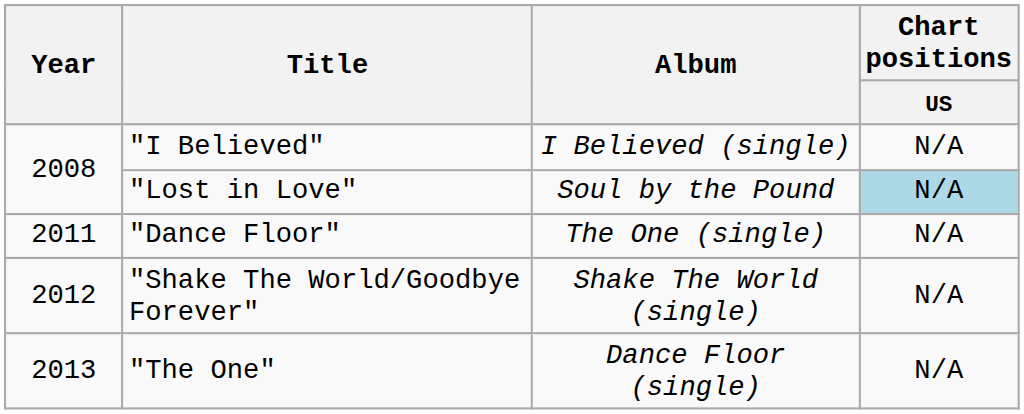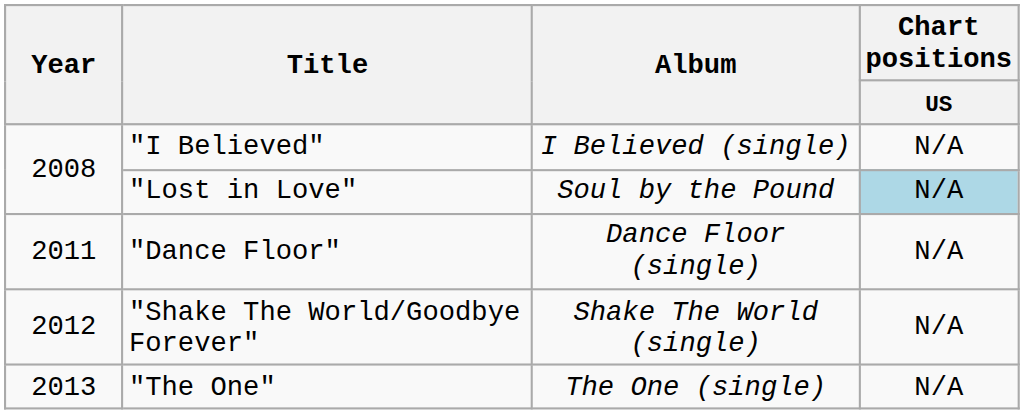(696, 236) The One (single) -> (696, 251) Dance Floor (single)
(696, 371) Dance Floor (single) -> (696, 387) The One (single)
